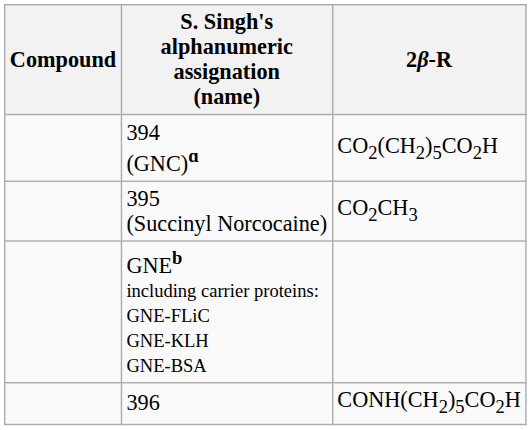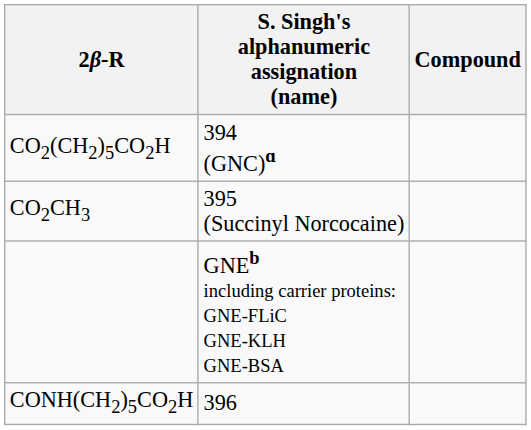columns swapped: (63, 59) <-> (429, 59)
